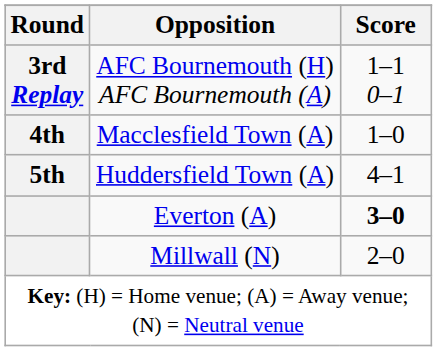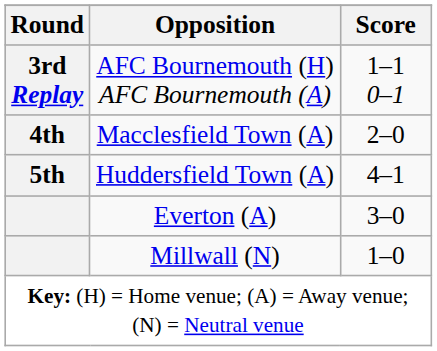(386, 134) 1–0 -> (386, 134) 2–0
(386, 215) bold -> (386, 215) normal
(386, 255) 2–0 -> (386, 255) 1–0
